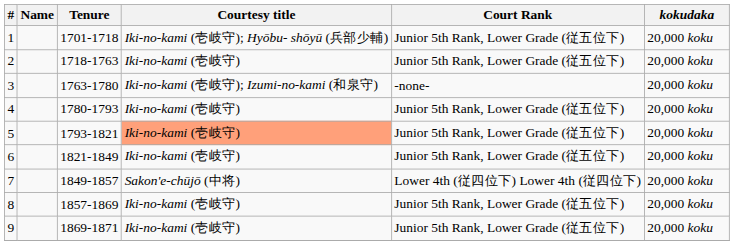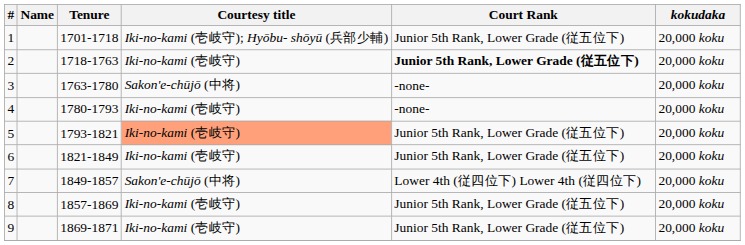(516, 61) normal -> (523, 61) bold
(251, 84) Iki-no-kami (壱岐守); Izumi-no-kami (和泉守) -> (182, 84) Sakon'e-chūjō (中将)
(509, 108) Junior 5th Rank, Lower Grade (従五位下) -> (412, 109) -none-
